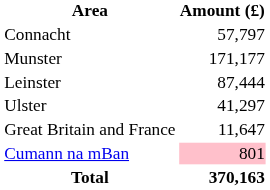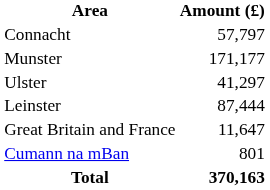rows swapped: (33, 82) <-> (25, 105)
(252, 153) pink background -> (252, 153) no background
